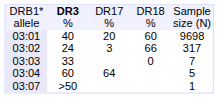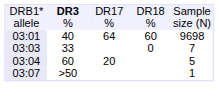(109, 36) 20 -> (109, 36) 64
- row: (26, 49)
(109, 73) 64 -> (109, 61) 20
